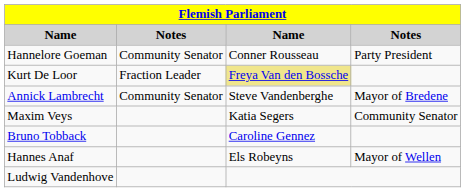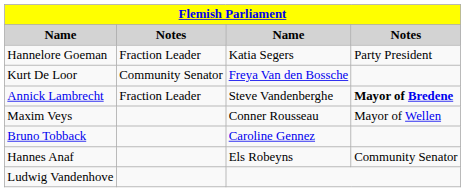(171, 55) Community Senator -> (160, 55) Fraction Leader
(274, 55) Conner Rousseau -> (261, 55) Katia Segers
(160, 75) Fraction Leader -> (171, 75) Community Senator
(288, 75) khaki background -> (288, 75) no background
(171, 95) Community Senator -> (160, 95) Fraction Leader
(401, 95) normal -> (404, 95) bold
(261, 116) Katia Segers -> (274, 116) Conner Rousseau
(406, 116) Community Senator -> (398, 116) Mayor of Wellen
(398, 156) Mayor of Wellen -> (406, 156) Community Senator
